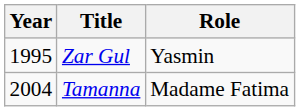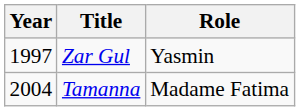(31, 55) 1995 -> (31, 55) 1997
